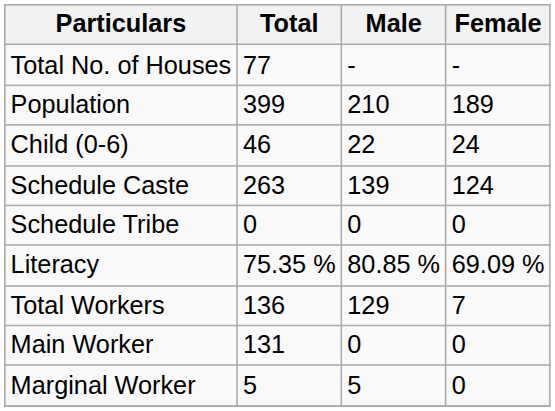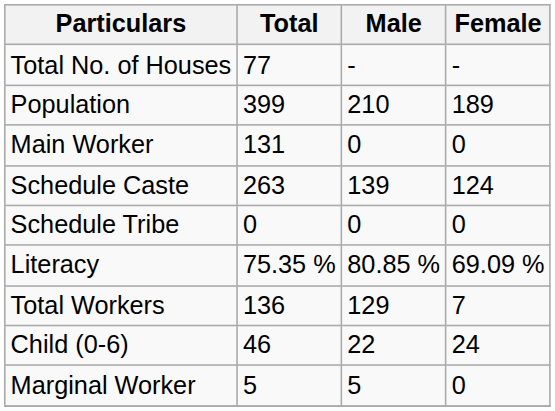rows swapped: (70, 144) <-> (82, 345)
